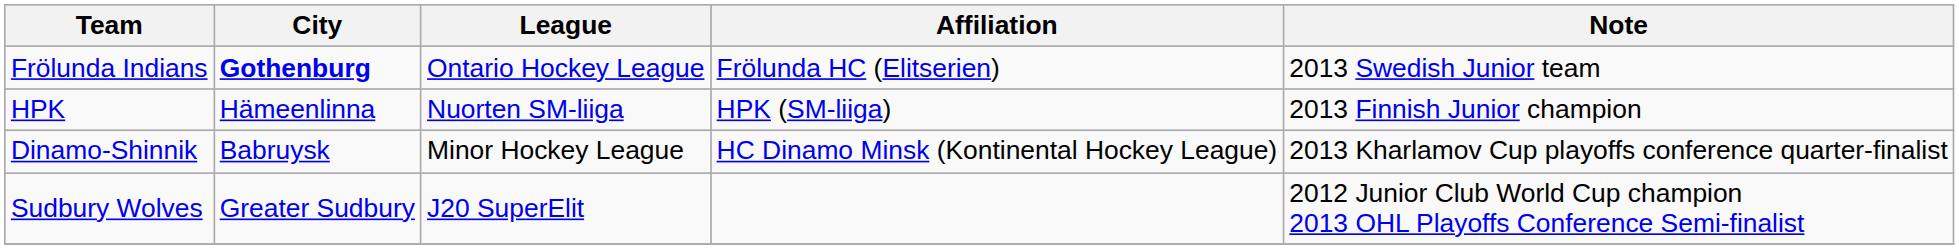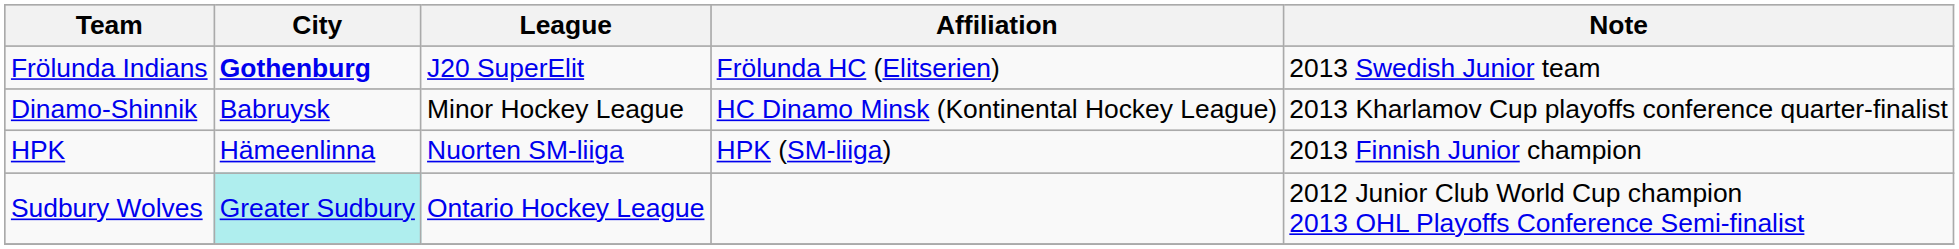(566, 67) Ontario Hockey League -> (506, 67) J20 SuperElit
rows swapped: (38, 109) <-> (104, 151)
(317, 207) no background -> (317, 207) paleturquoise background
(506, 207) J20 SuperElit -> (566, 207) Ontario Hockey League
